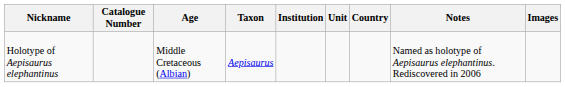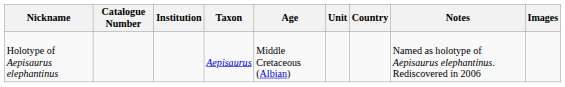columns swapped: (301, 18) <-> (190, 18)
